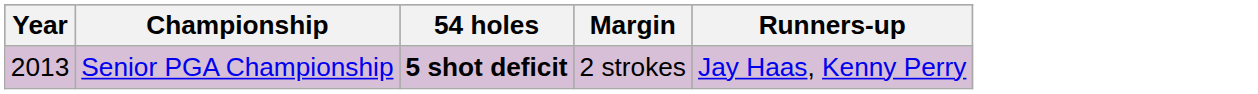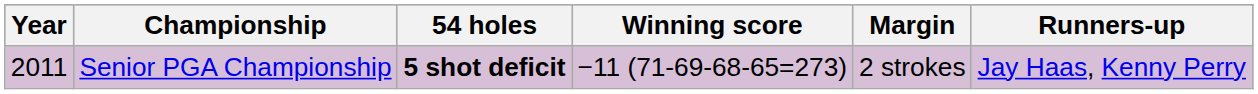+ column: (712, 25)
(40, 66) 2013 -> (39, 66) 2011
